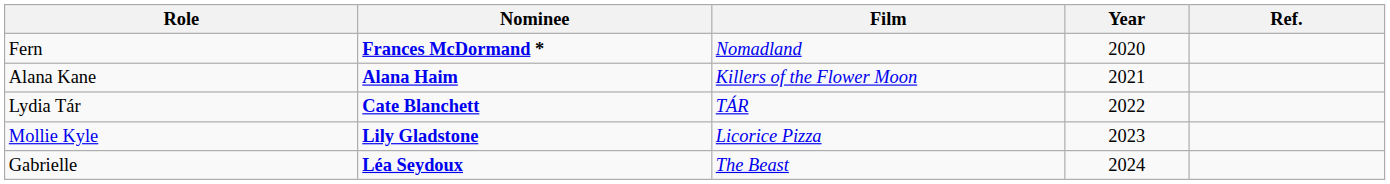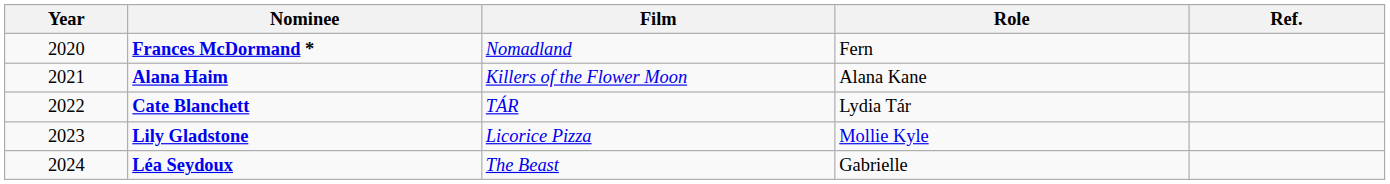columns swapped: (1127, 19) <-> (181, 19)
